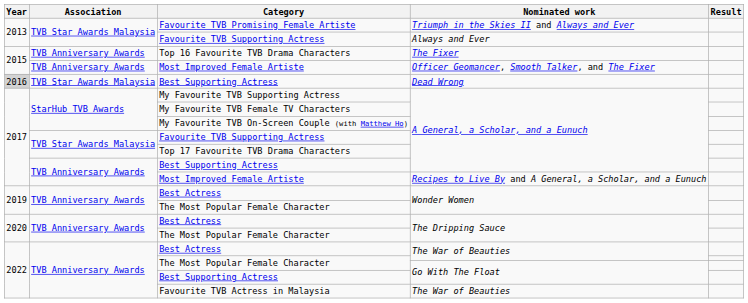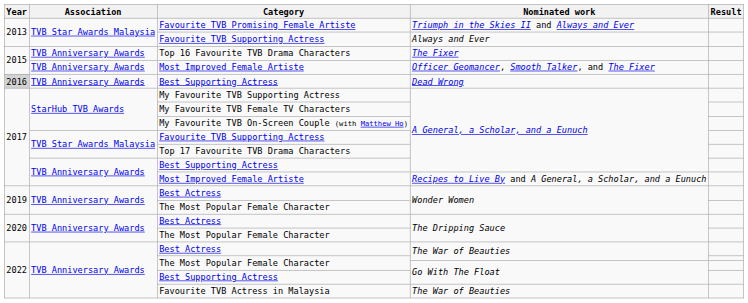(93, 81) TVB Star Awards Malaysia -> (88, 81) TVB Anniversary Awards
